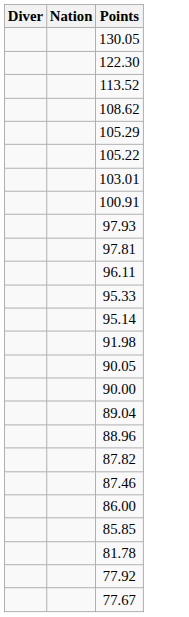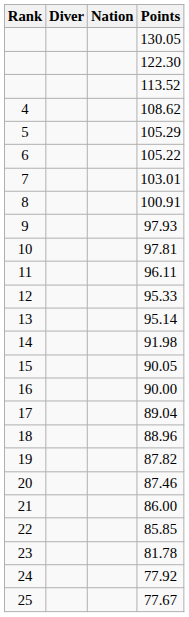+ column: (25, 16)
